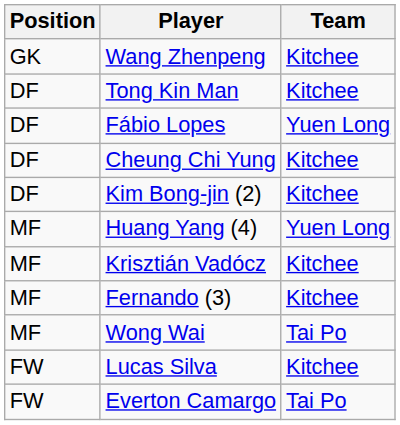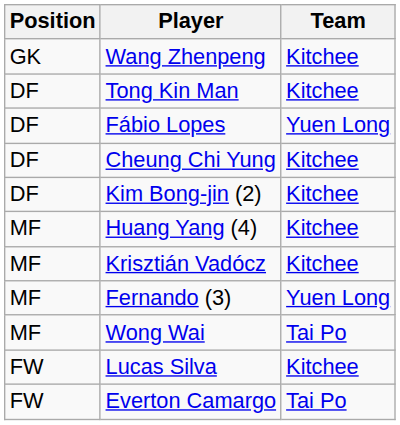(338, 228) Yuen Long -> (322, 228) Kitchee
(322, 297) Kitchee -> (338, 297) Yuen Long
